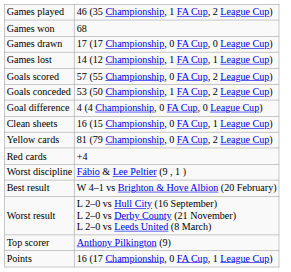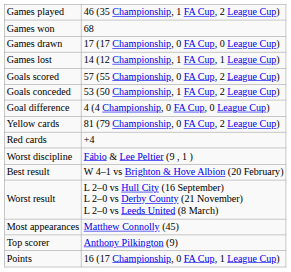- row: (32, 124)
+ row: (43, 227)
